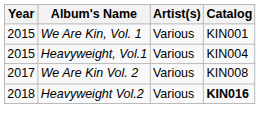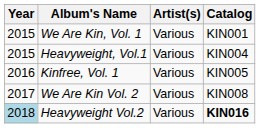+ row: (80, 73)
(21, 93) no background -> (21, 113) lightblue background
